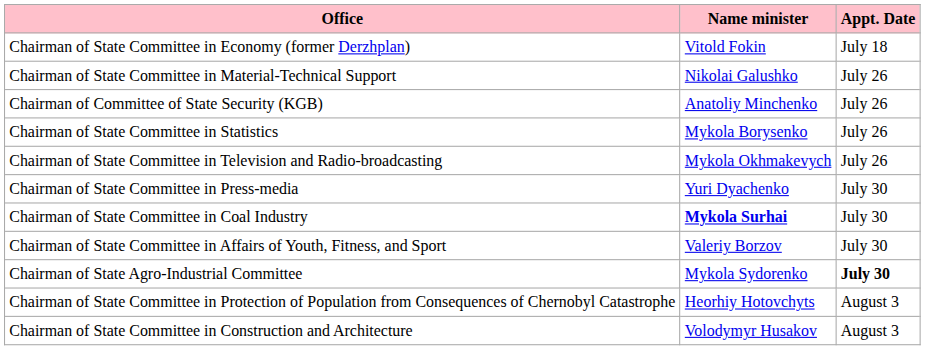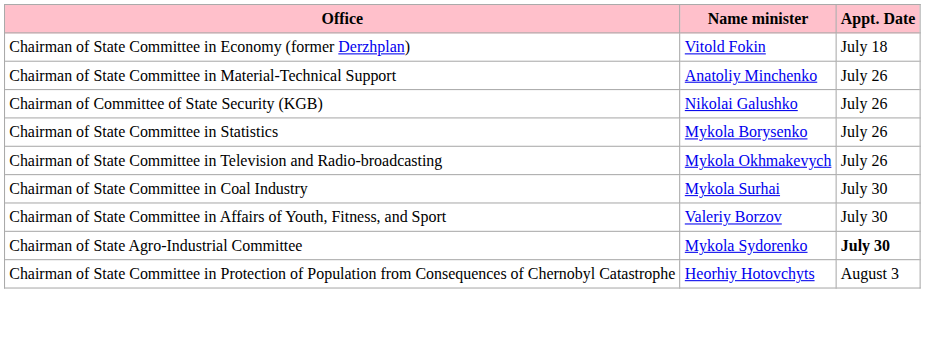(741, 75) Nikolai Galushko -> (751, 75) Anatoliy Minchenko
(751, 103) Anatoliy Minchenko -> (741, 103) Nikolai Galushko
- row: (154, 188)
(736, 217) bold -> (732, 188) normal
- row: (211, 330)
